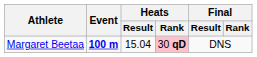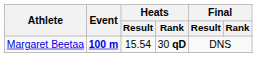(138, 45) 15.04 -> (138, 45) 15.54
(172, 45) pink background -> (172, 45) no background
